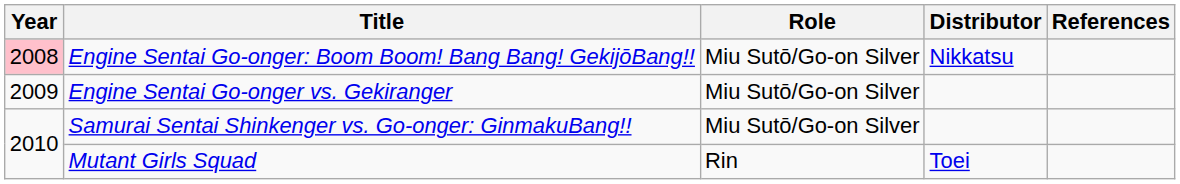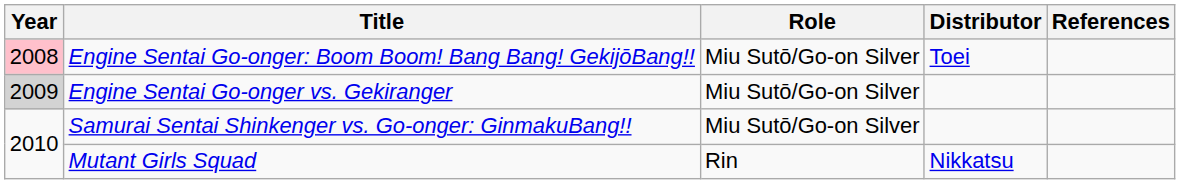(972, 56) Nikkatsu -> (950, 56) Toei
(34, 91) no background -> (34, 91) lightgrey background
(950, 160) Toei -> (972, 160) Nikkatsu
